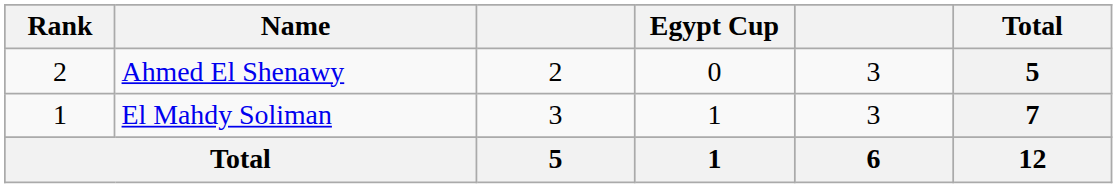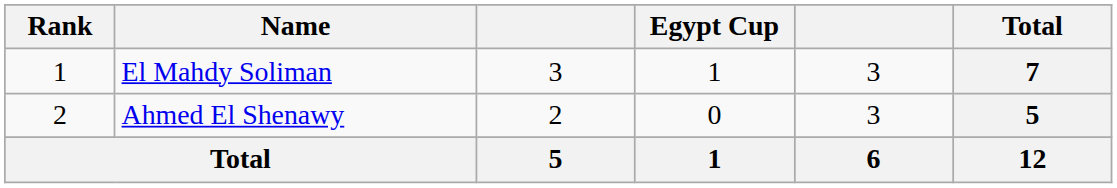rows swapped: (227, 114) <-> (233, 70)
